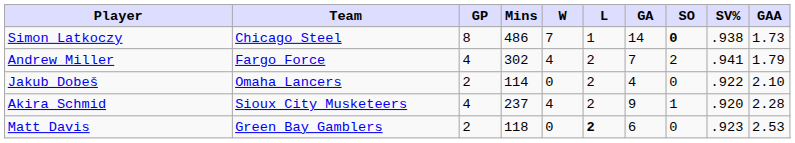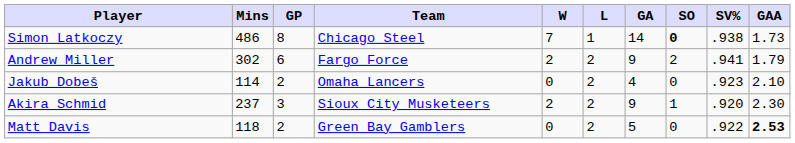columns swapped: (346, 16) <-> (521, 16)
(467, 60) 4 -> (281, 60) 6
(549, 60) 4 -> (549, 60) 2
(632, 60) 7 -> (632, 60) 9
(727, 82) .922 -> (727, 82) .923
(467, 105) 4 -> (281, 105) 3
(549, 105) 4 -> (549, 105) 2
(768, 105) 2.28 -> (768, 105) 2.30
(591, 127) bold -> (591, 127) normal
(632, 127) 6 -> (632, 127) 5
(727, 127) .923 -> (727, 127) .922
(768, 127) normal -> (768, 127) bold
